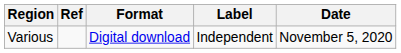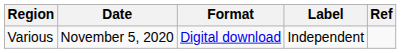columns swapped: (336, 15) <-> (72, 15)
